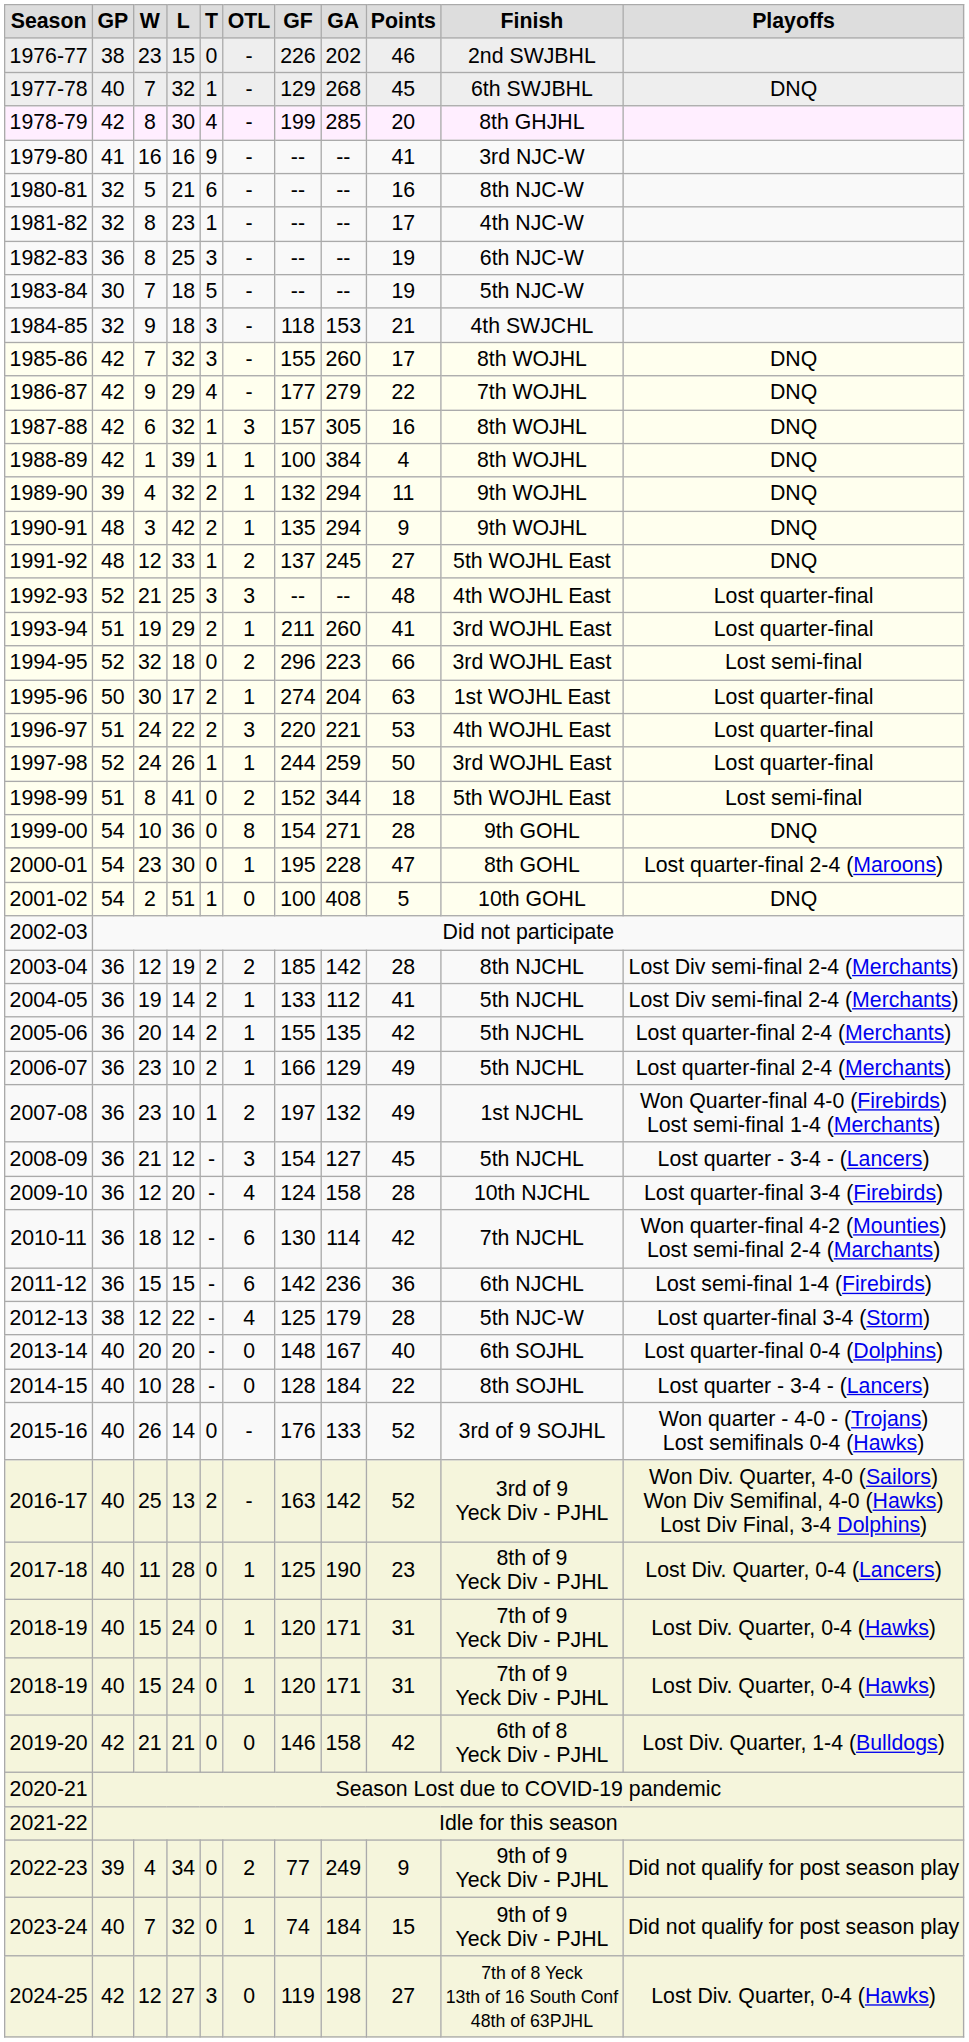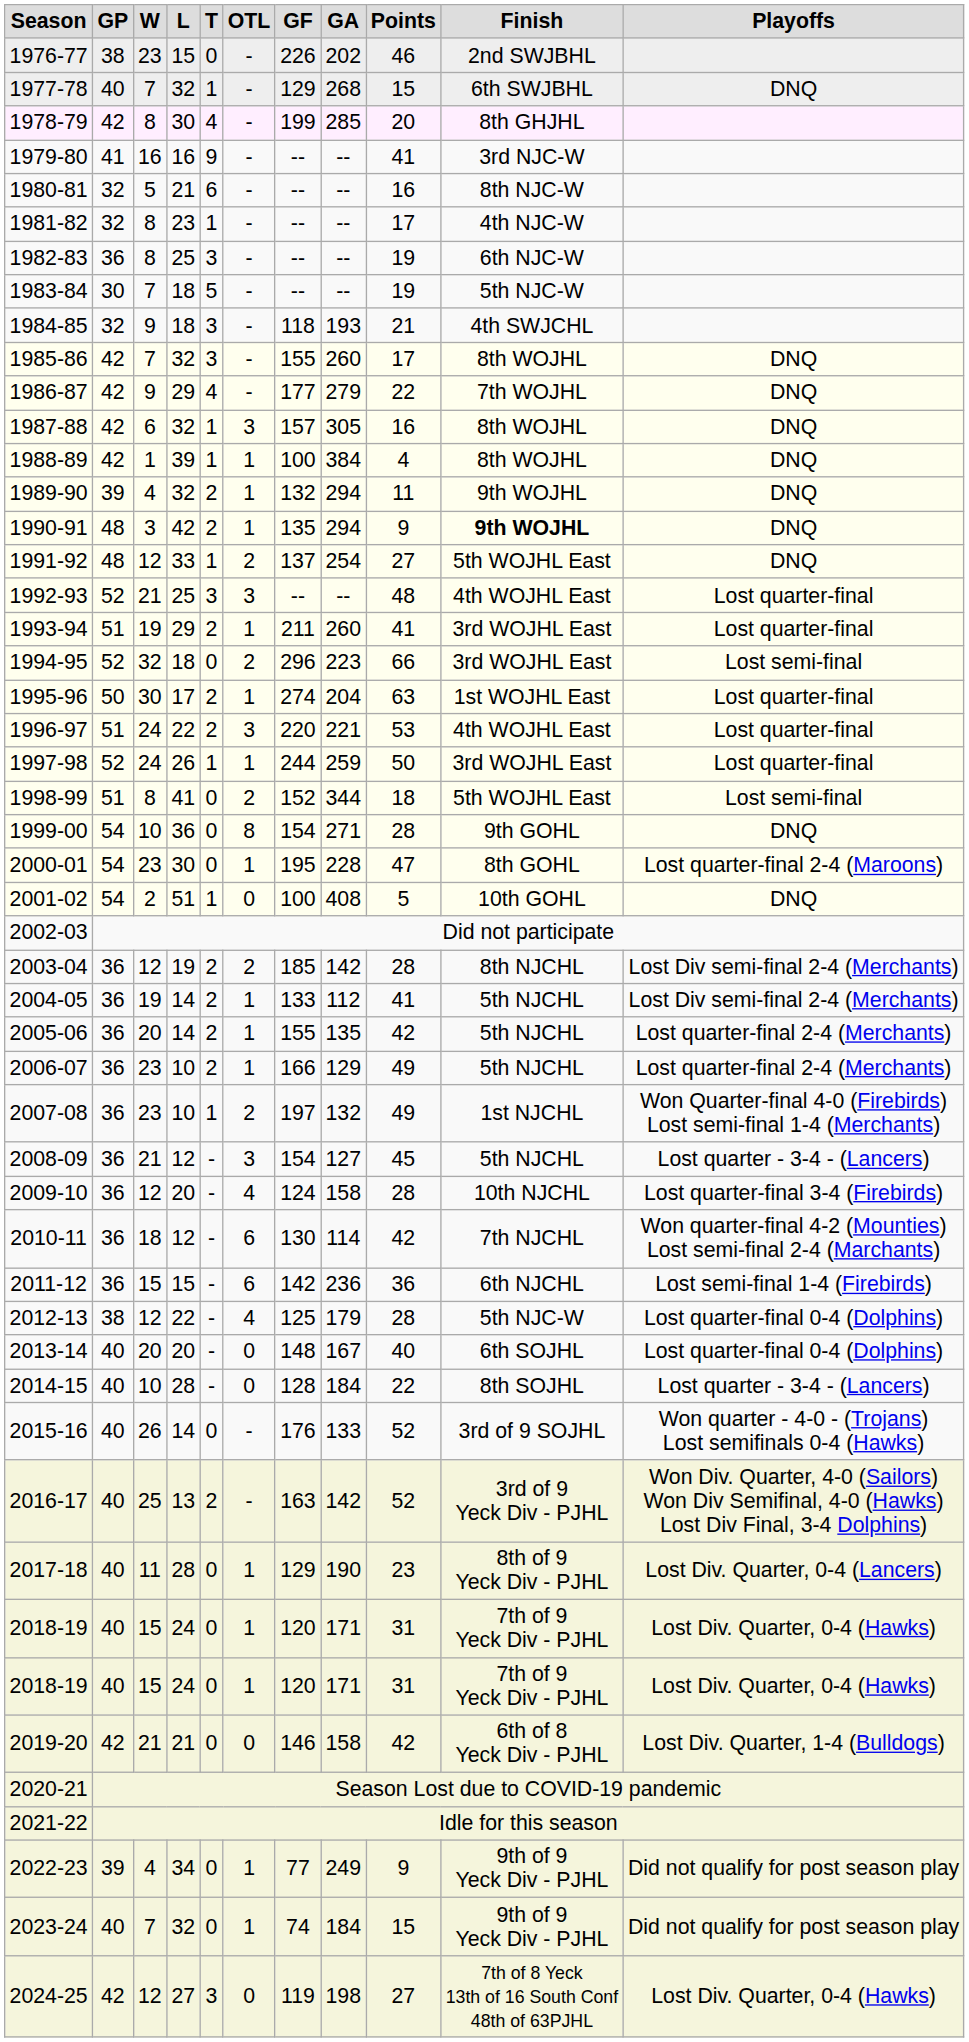(403, 88) 45 -> (403, 88) 15
(343, 325) 153 -> (343, 325) 193
(532, 527) normal -> (532, 527) bold
(343, 561) 245 -> (343, 561) 254
(794, 1317) Lost quarter-final 3-4 (Storm) -> (794, 1317) Lost quarter-final 0-4 (Dolphins)
(298, 1570) 125 -> (298, 1570) 129
(249, 1868) 2 -> (249, 1868) 1
